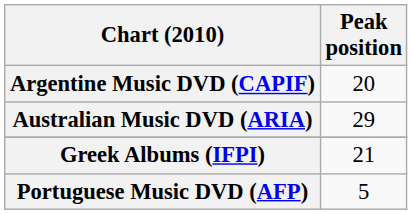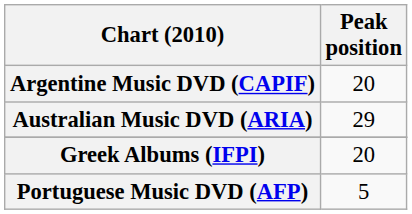(364, 155) 21 -> (364, 155) 20
